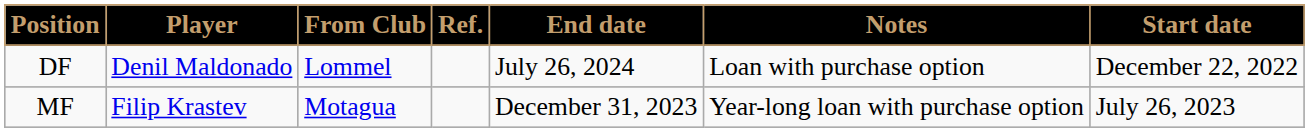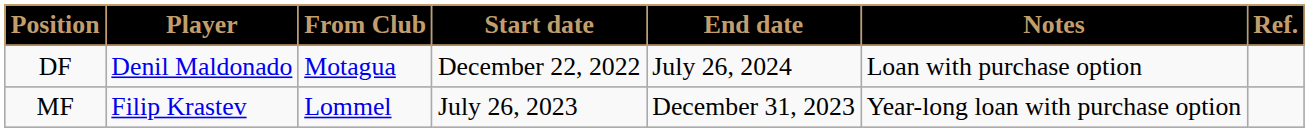columns swapped: (1197, 24) <-> (461, 24)
(348, 65) Lommel -> (350, 65) Motagua
(350, 106) Motagua -> (348, 106) Lommel
